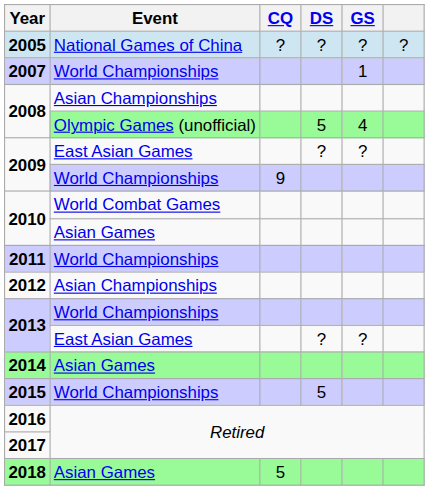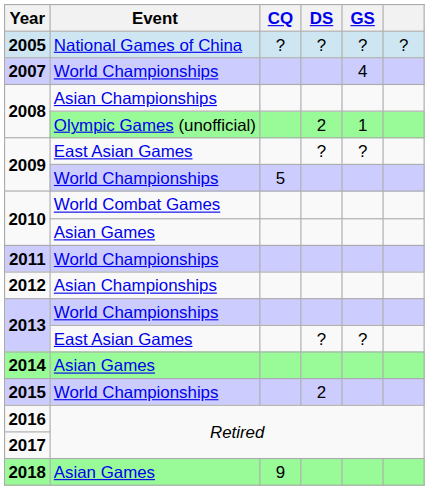(363, 72) 1 -> (363, 72) 4
(322, 125) 5 -> (322, 125) 2
(363, 125) 4 -> (363, 125) 1
(280, 178) 9 -> (280, 178) 5
(322, 392) 5 -> (322, 392) 2
(280, 472) 5 -> (280, 472) 9
